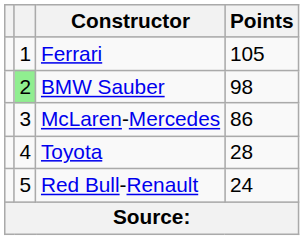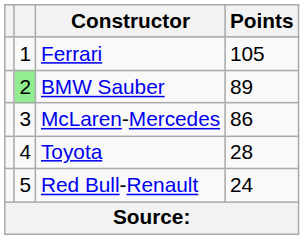(242, 86) 98 -> (242, 86) 89
